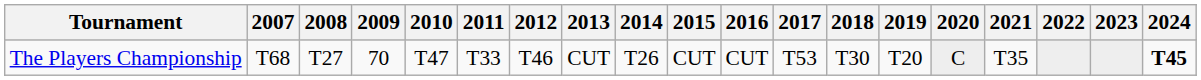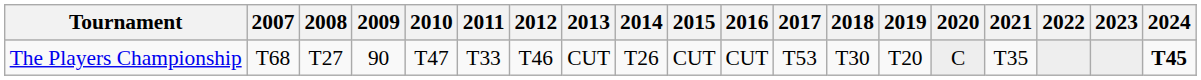(379, 57) 70 -> (379, 57) 90
